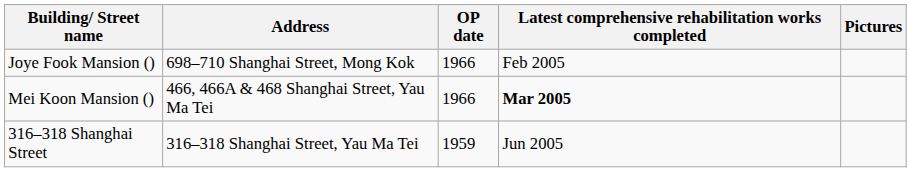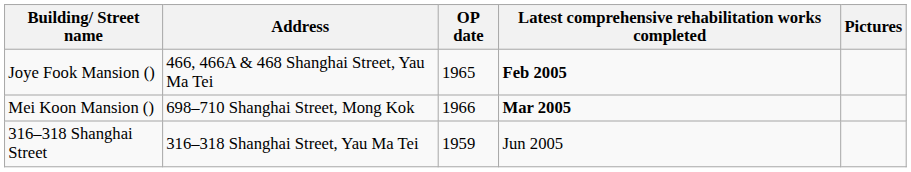(290, 62) 698–710 Shanghai Street, Mong Kok -> (295, 72) 466, 466A & 468 Shanghai Street, Yau Ma Tei
(459, 62) 1966 -> (459, 72) 1965
(534, 62) normal -> (535, 72) bold
(295, 98) 466, 466A & 468 Shanghai Street, Yau Ma Tei -> (290, 107) 698–710 Shanghai Street, Mong Kok
